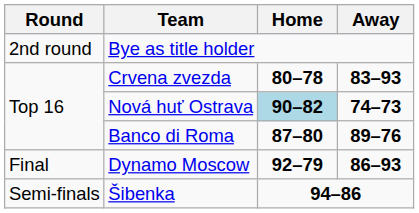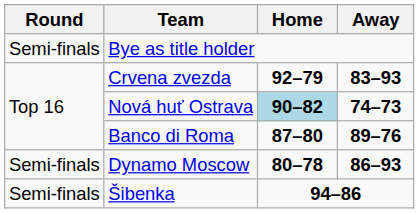(50, 48) 2nd round -> (54, 48) Semi-finals
(297, 78) 80–78 -> (297, 78) 92–79
(29, 165) Final -> (54, 165) Semi-finals
(297, 165) 92–79 -> (297, 165) 80–78
